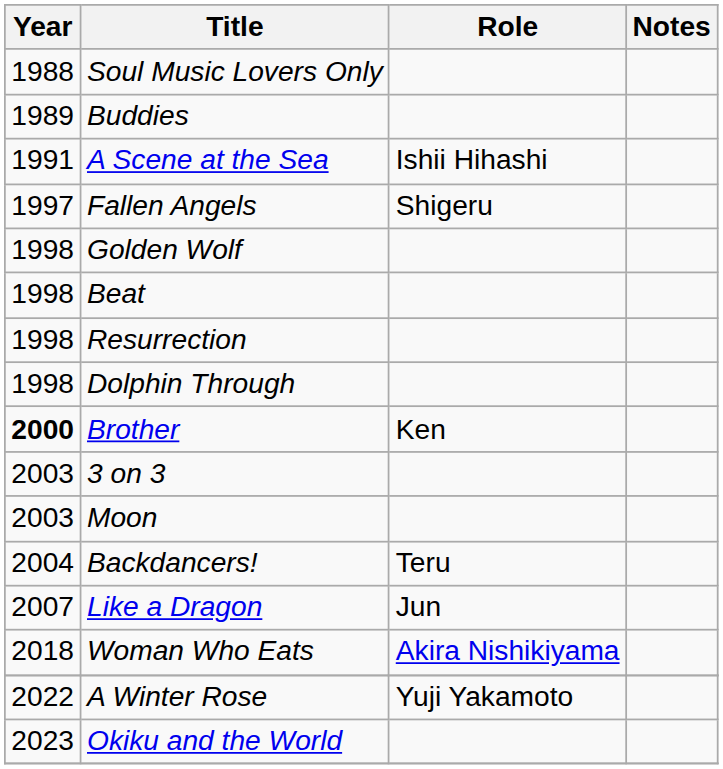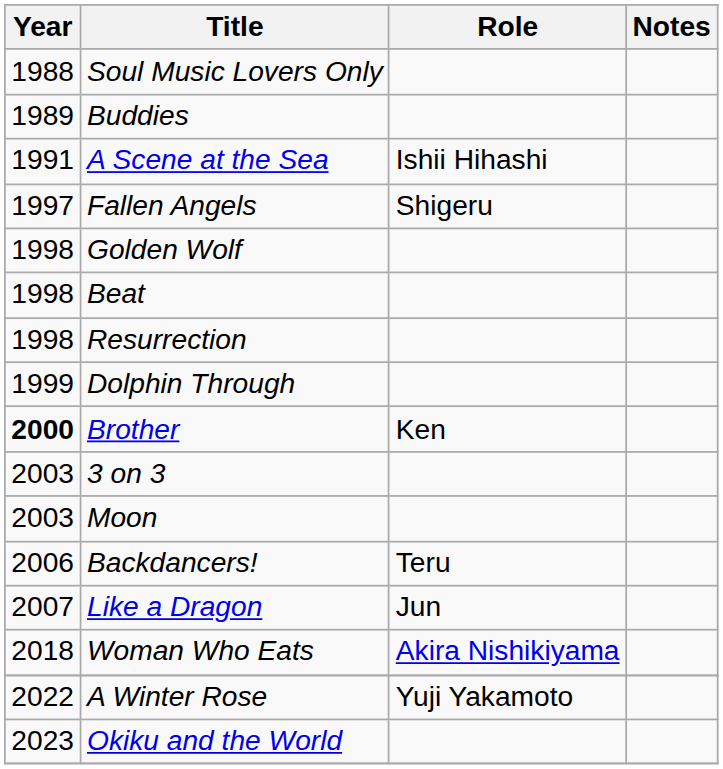(43, 384) 1998 -> (43, 384) 1999
(43, 562) 2004 -> (43, 562) 2006
